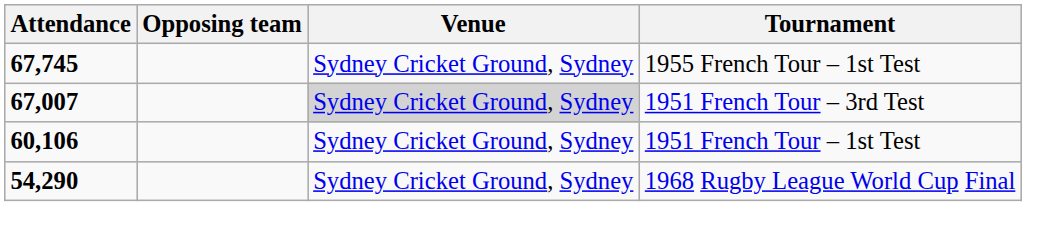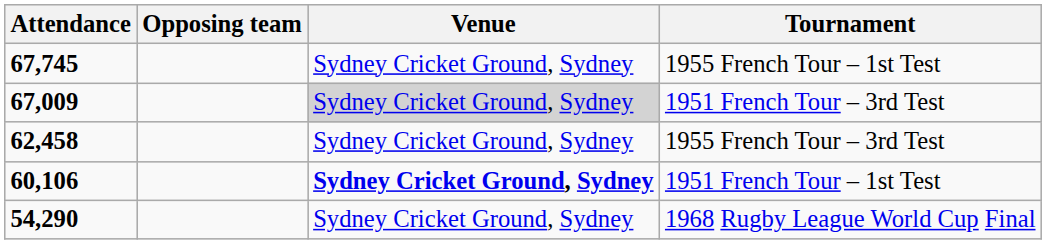(44, 102) 67,007 -> (44, 102) 67,009
+ row: (805, 141)
(473, 141) normal -> (483, 180) bold
